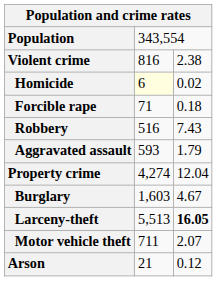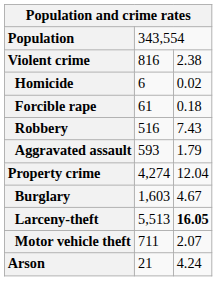(142, 83) lightyellow background -> (142, 83) no background
(145, 106) 71 -> (145, 106) 61
(189, 264) 0.12 -> (189, 264) 4.24
